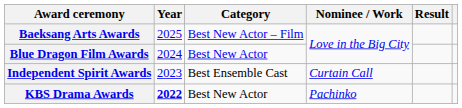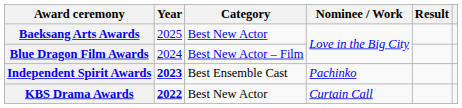(246, 34) Best New Actor – Film -> (228, 34) Best New Actor
(228, 53) Best New Actor -> (246, 53) Best New Actor – Film
(170, 73) normal -> (170, 73) bold
(341, 73) Curtain Call -> (333, 73) Pachinko
(333, 93) Pachinko -> (341, 93) Curtain Call
